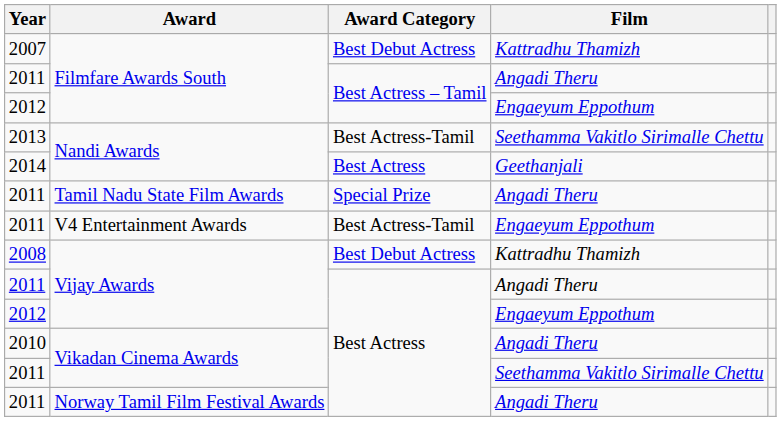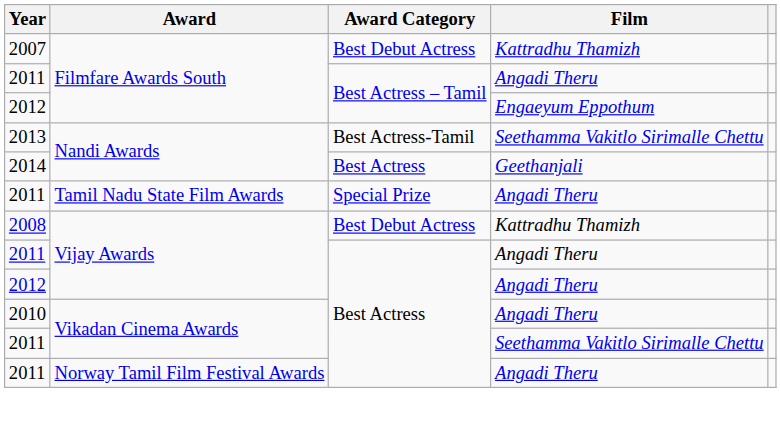- row: (27, 225)
(575, 313) Engaeyum Eppothum -> (546, 284) Angadi Theru
